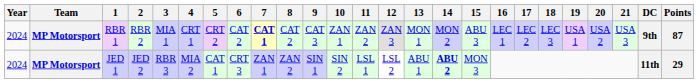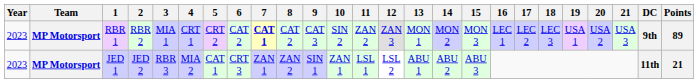(17, 35) 2024 -> (17, 35) 2023
(340, 35) ZAN 1 -> (340, 35) SIN 2
(476, 35) ABU 3 -> (476, 35) MON 3
(678, 35) 87 -> (678, 35) 89
(17, 64) 2024 -> (17, 64) 2023
(340, 64) SIN 2 -> (340, 64) ZAN 1
(447, 64) bold -> (447, 64) normal
(476, 64) MON 3 -> (476, 64) ABU 3
(678, 64) 29 -> (678, 64) 21
